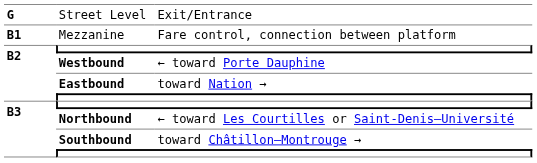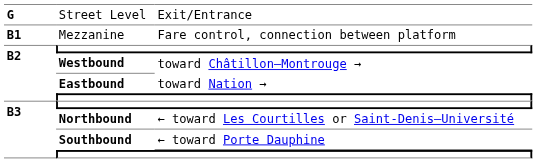(241, 63) ← toward Porte Dauphine -> (259, 64) toward Châtillon–Montrouge →
(259, 139) toward Châtillon–Montrouge → -> (241, 139) ← toward Porte Dauphine
